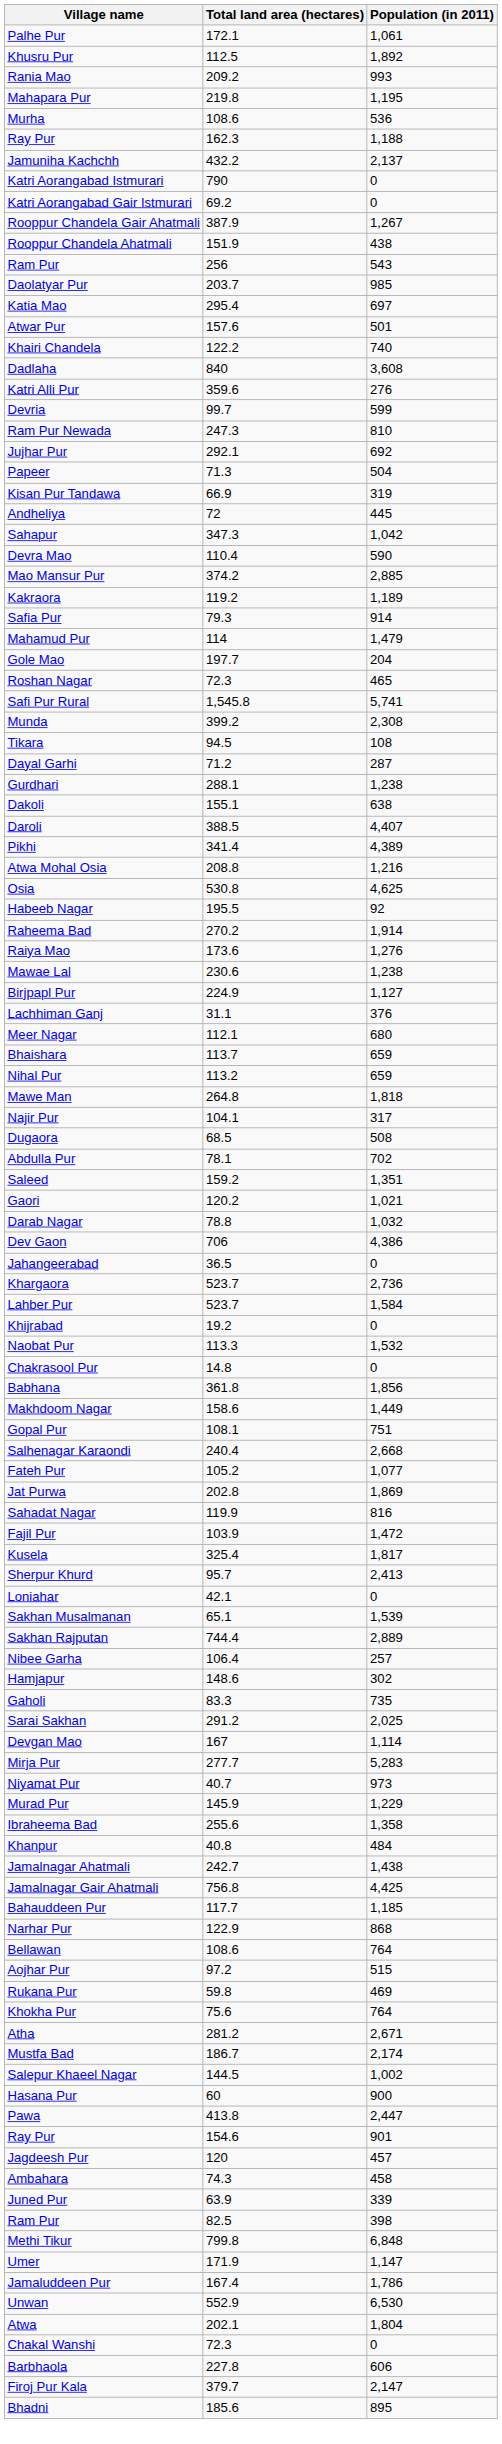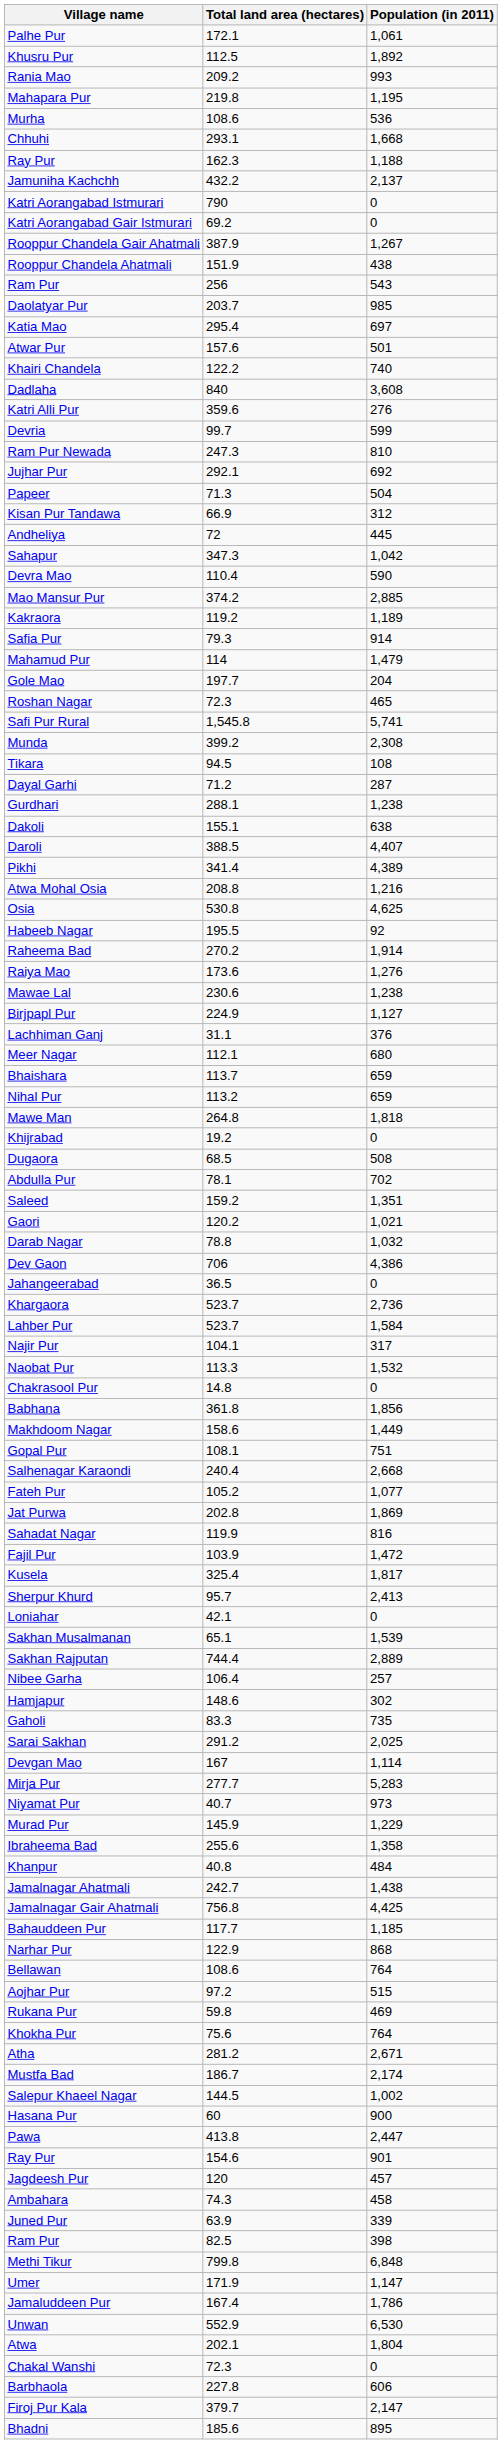+ row: (28, 139)
(381, 493) 319 -> (381, 514) 312
rows swapped: (35, 1325) <-> (33, 1117)
